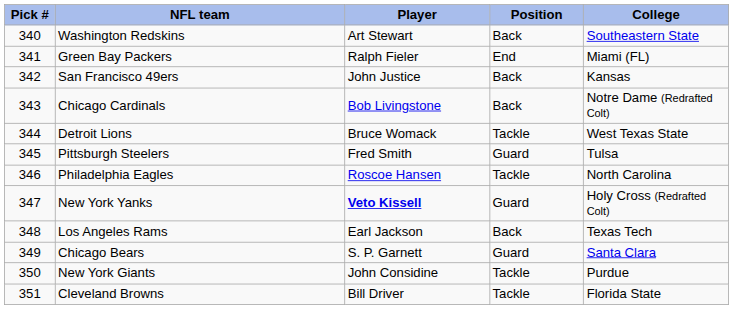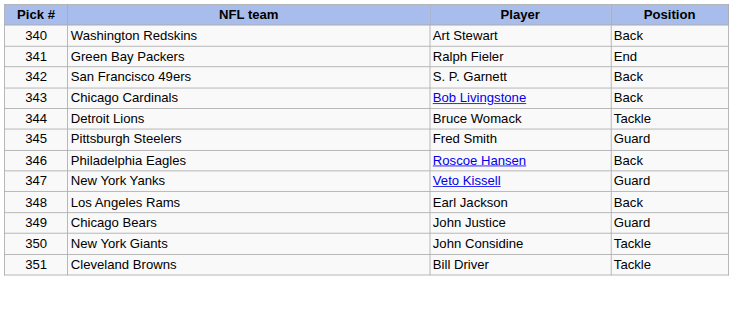- column: (656, 14)
(384, 77) John Justice -> (470, 77) S. P. Garnett
(511, 175) Tackle -> (628, 160) Back
(385, 203) bold -> (467, 181) normal
(385, 252) S. P. Garnett -> (469, 222) John Justice
